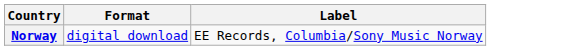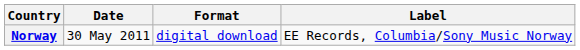+ column: (108, 15)
